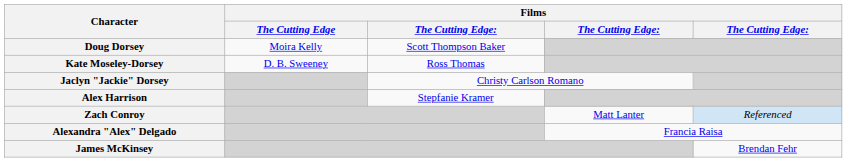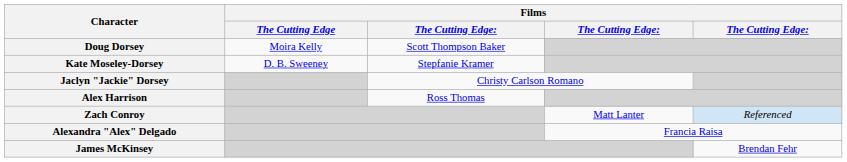(456, 64) Ross Thomas -> (456, 64) Stepfanie Kramer
(456, 98) Stepfanie Kramer -> (456, 98) Ross Thomas
